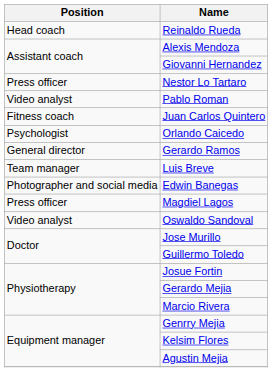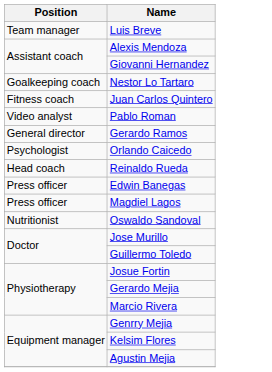rows swapped: (201, 30) <-> (188, 168)
(37, 82) Press officer -> (53, 82) Goalkeeping coach
rows swapped: (214, 116) <-> (195, 99)
rows swapped: (203, 133) <-> (201, 151)
(82, 185) Photographer and social media -> (37, 185) Press officer
(39, 220) Video analyst -> (33, 220) Nutritionist
